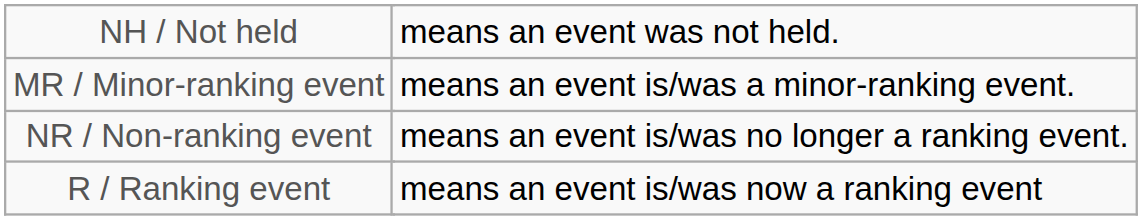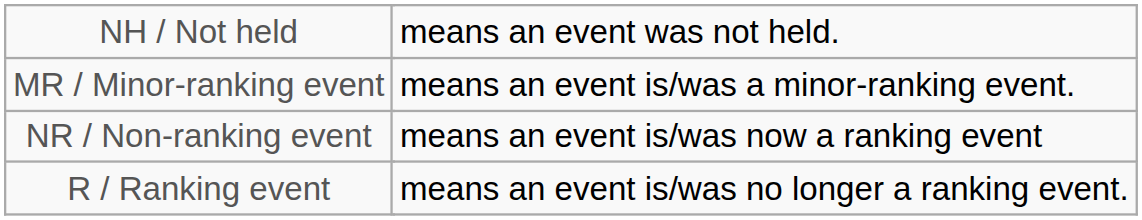(764, 136) means an event is/was no longer a ranking event. -> (721, 136) means an event is/was now a ranking event
(721, 189) means an event is/was now a ranking event -> (764, 189) means an event is/was no longer a ranking event.
